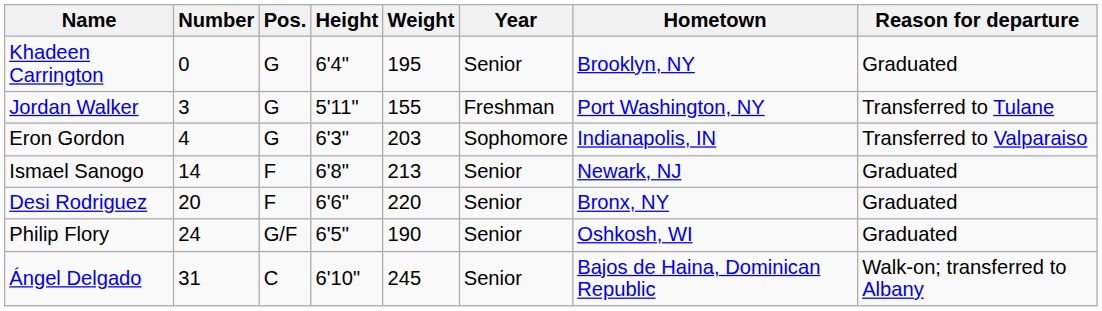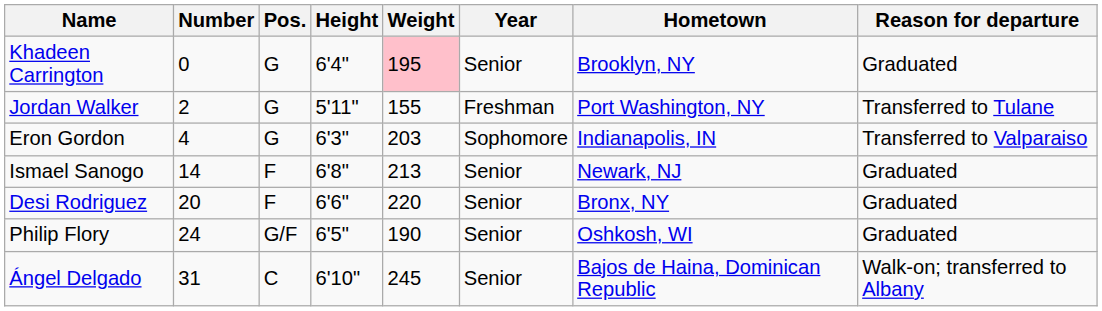(404, 63) no background -> (404, 63) pink background
(184, 107) 3 -> (184, 107) 2
